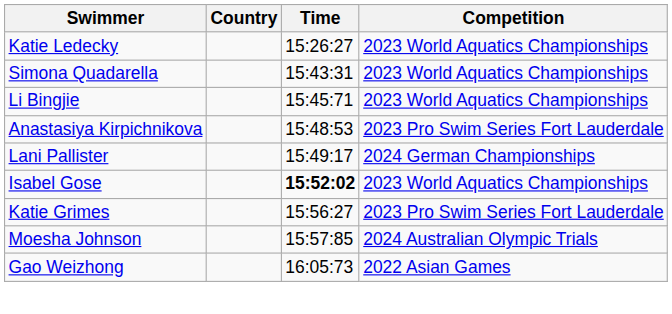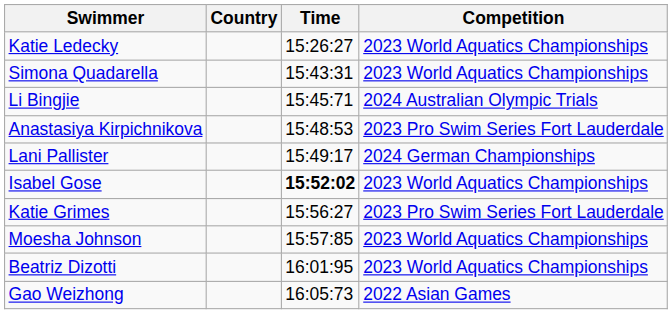(506, 101) 2023 World Aquatics Championships -> (481, 101) 2024 Australian Olympic Trials
(481, 239) 2024 Australian Olympic Trials -> (506, 239) 2023 World Aquatics Championships
+ row: (62, 267)
